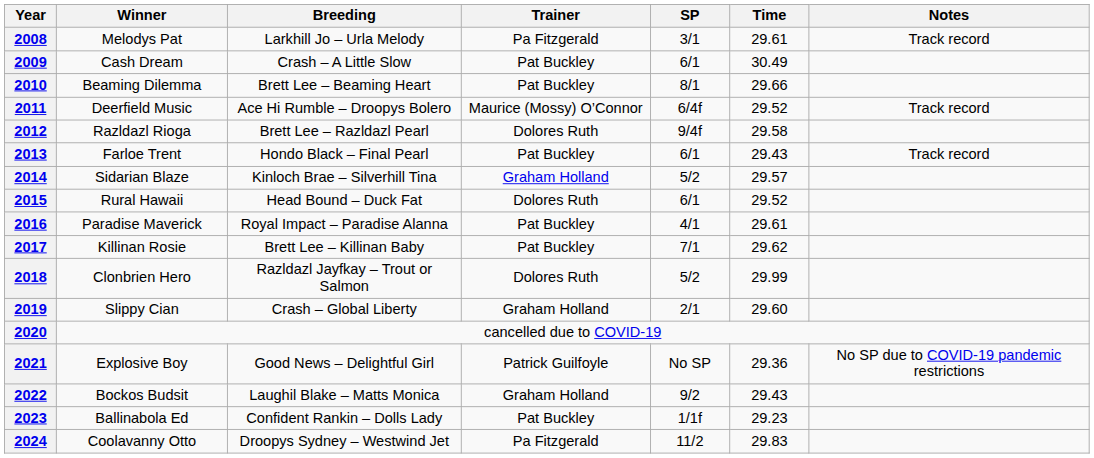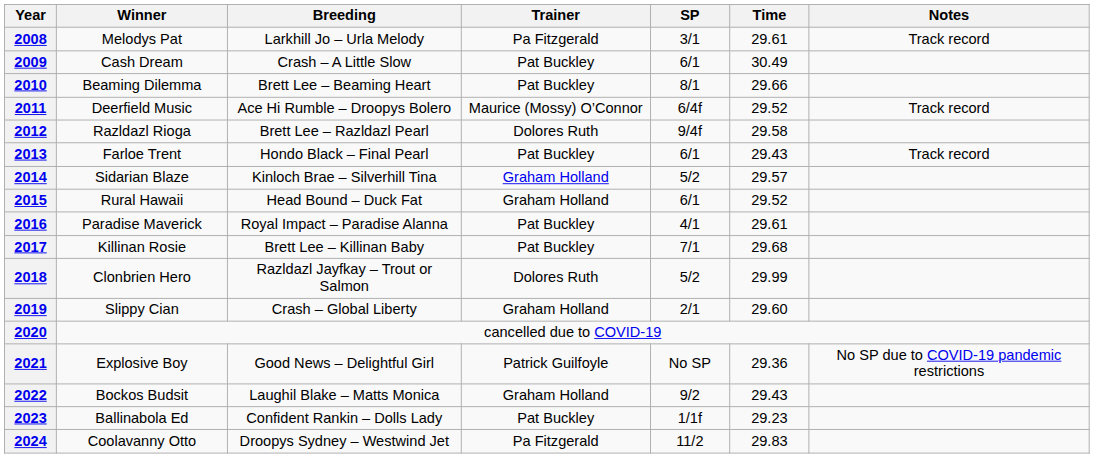(556, 200) Dolores Ruth -> (556, 200) Graham Holland
(769, 246) 29.62 -> (769, 246) 29.68
